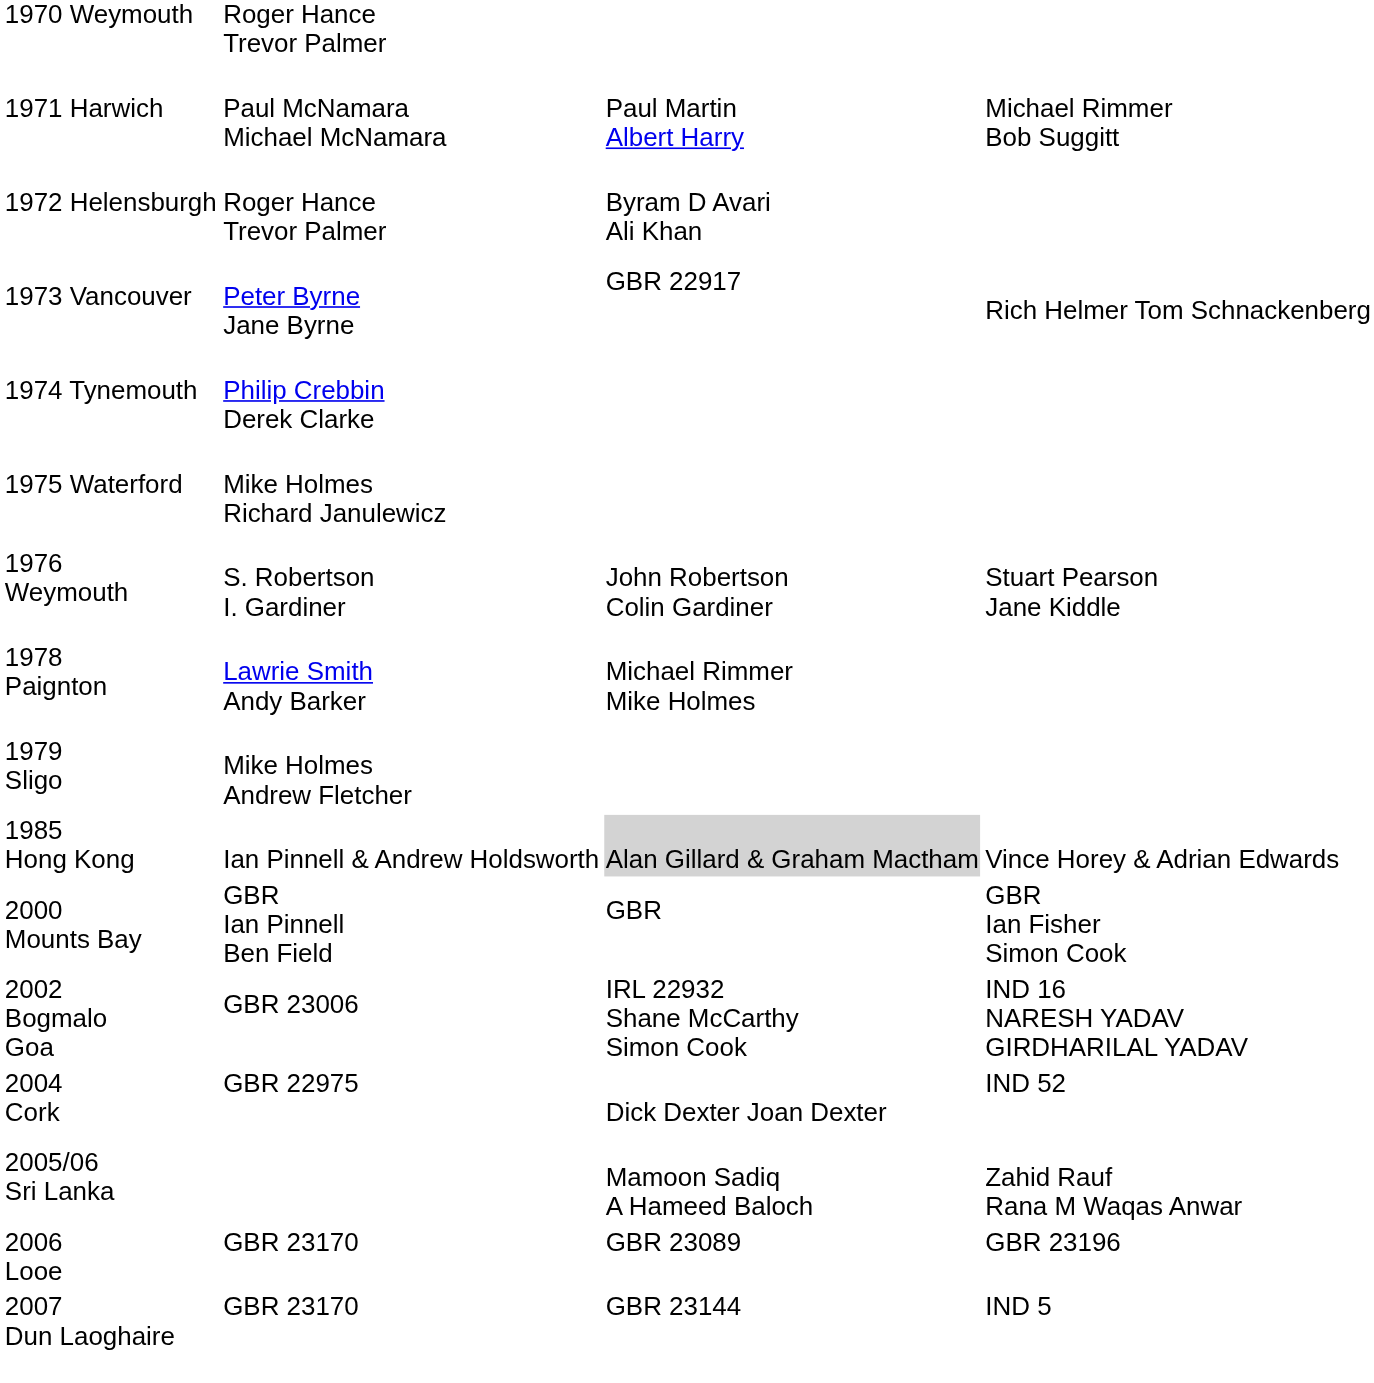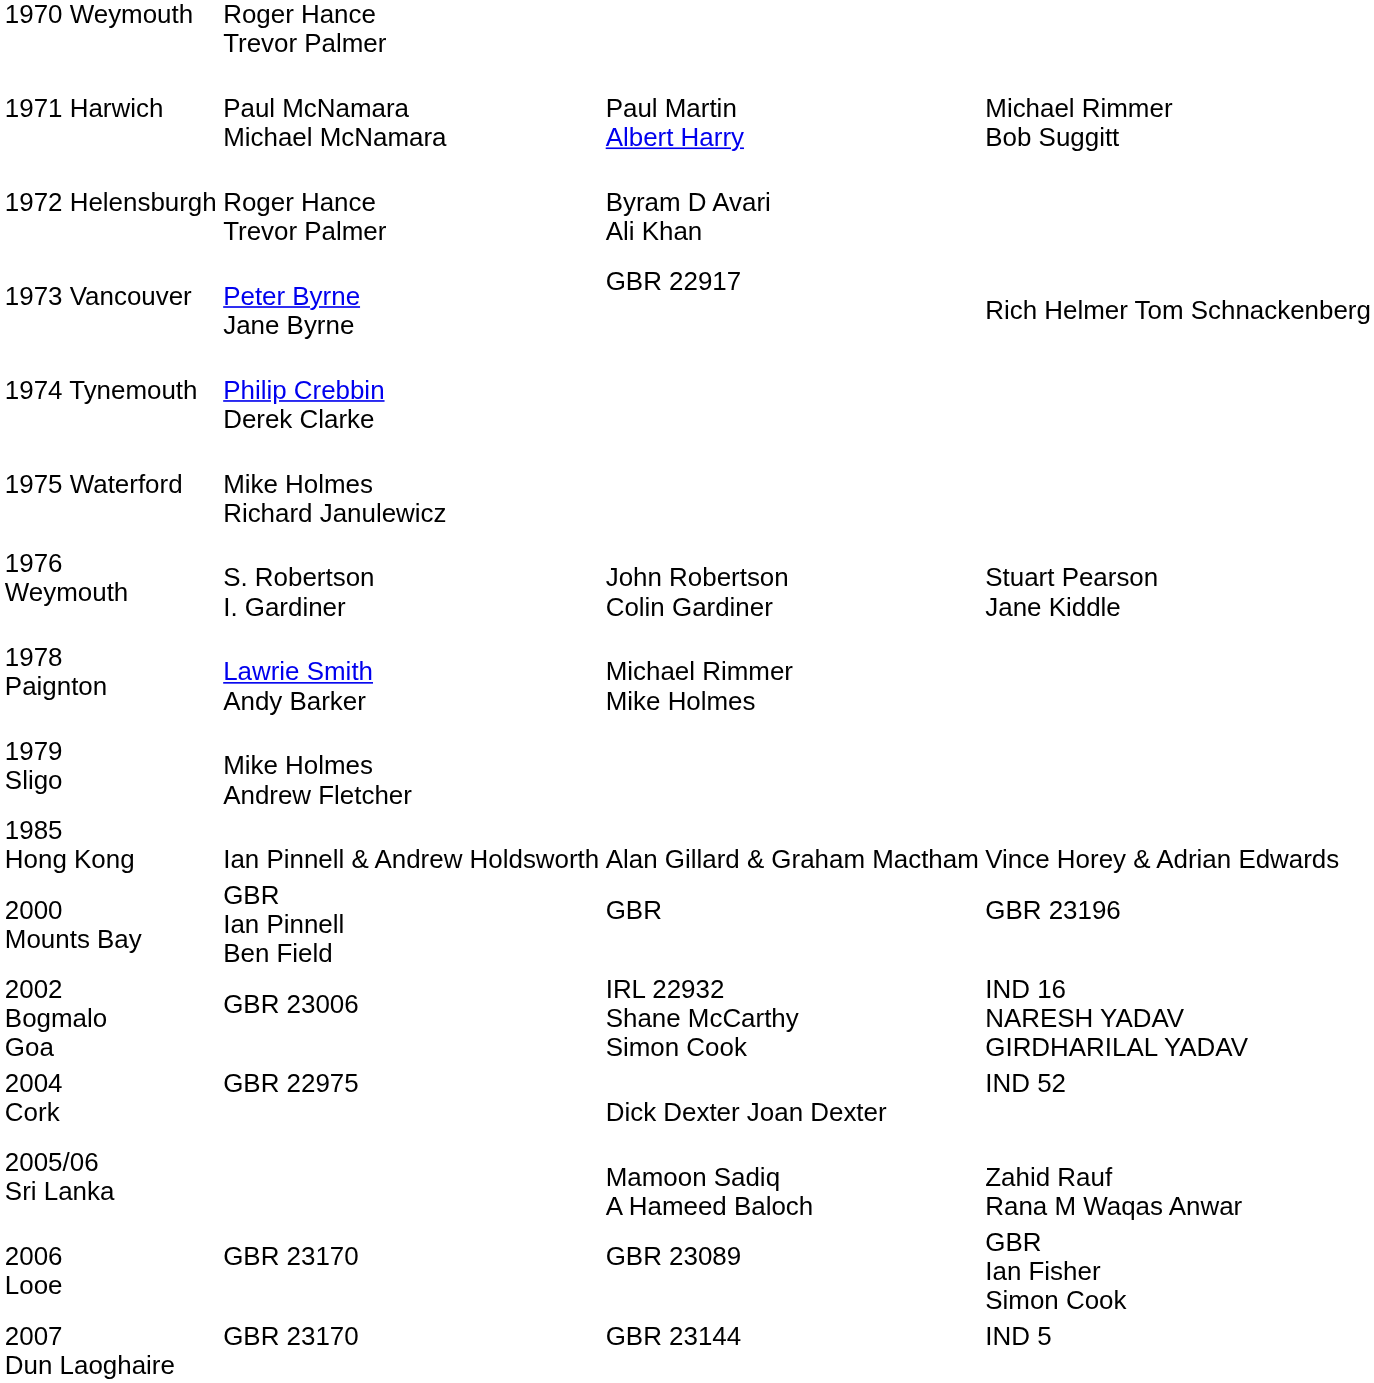(792, 859) lightgrey background -> (792, 859) no background
(1056, 924) GBR Ian Fisher Simon Cook -> (1053, 910) GBR 23196
(1053, 1242) GBR 23196 -> (1056, 1271) GBR Ian Fisher Simon Cook
